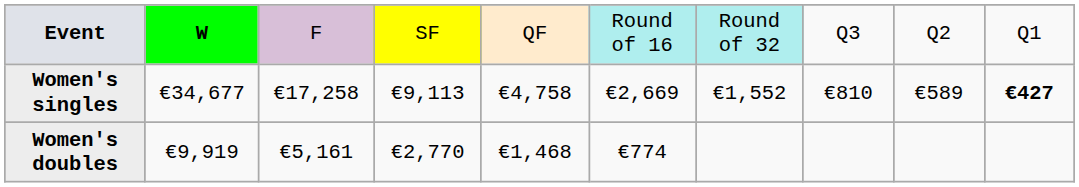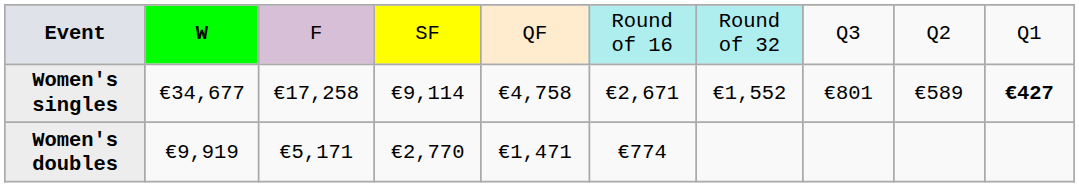(428, 93) €9,113 -> (428, 93) €9,114
(642, 93) €2,669 -> (642, 93) €2,671
(848, 93) €810 -> (848, 93) €801
(316, 152) €5,161 -> (316, 152) €5,171
(535, 152) €1,468 -> (535, 152) €1,471
